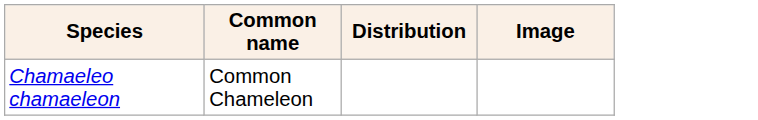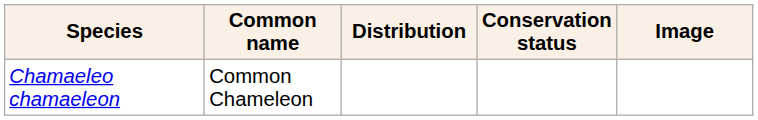+ column: (547, 32)
